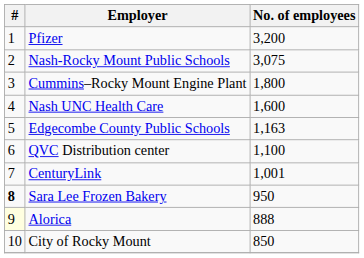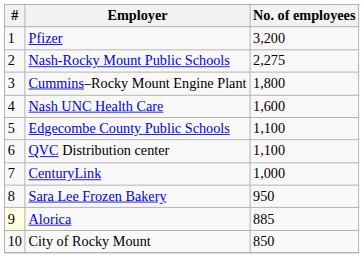(269, 60) 3,075 -> (269, 60) 2,275
(269, 128) 1,163 -> (269, 128) 1,100
(269, 173) 1,001 -> (269, 173) 1,000
(11, 196) bold -> (11, 196) normal
(264, 219) 888 -> (264, 219) 885
